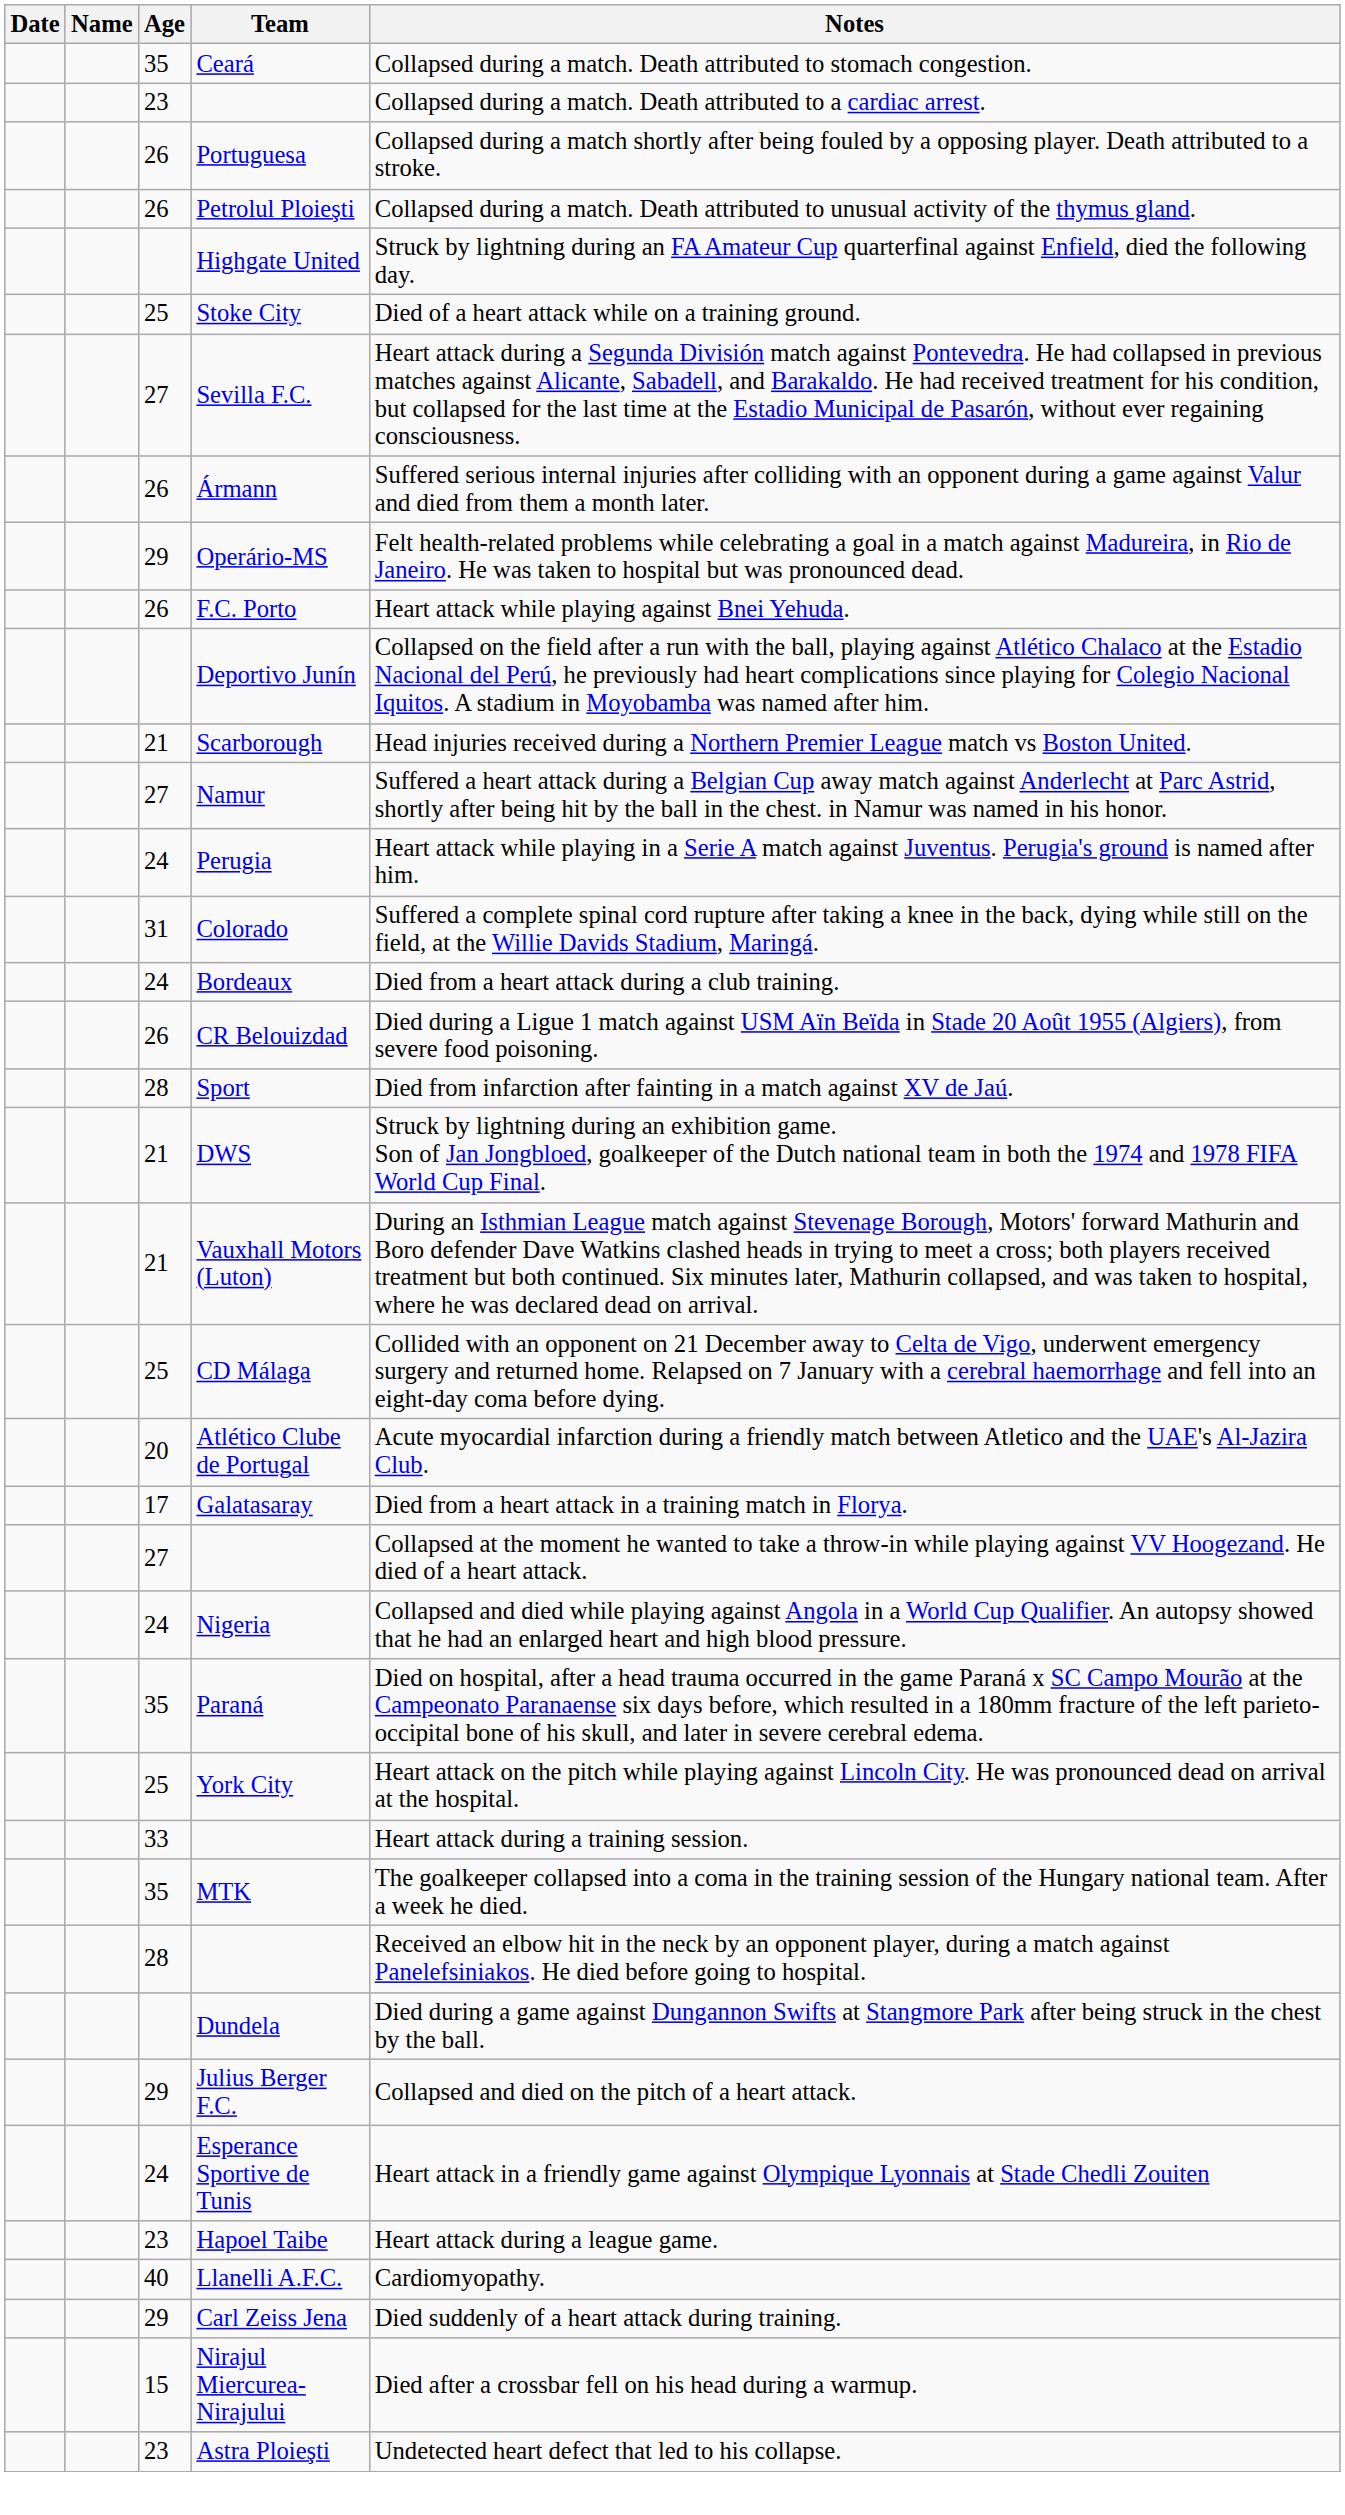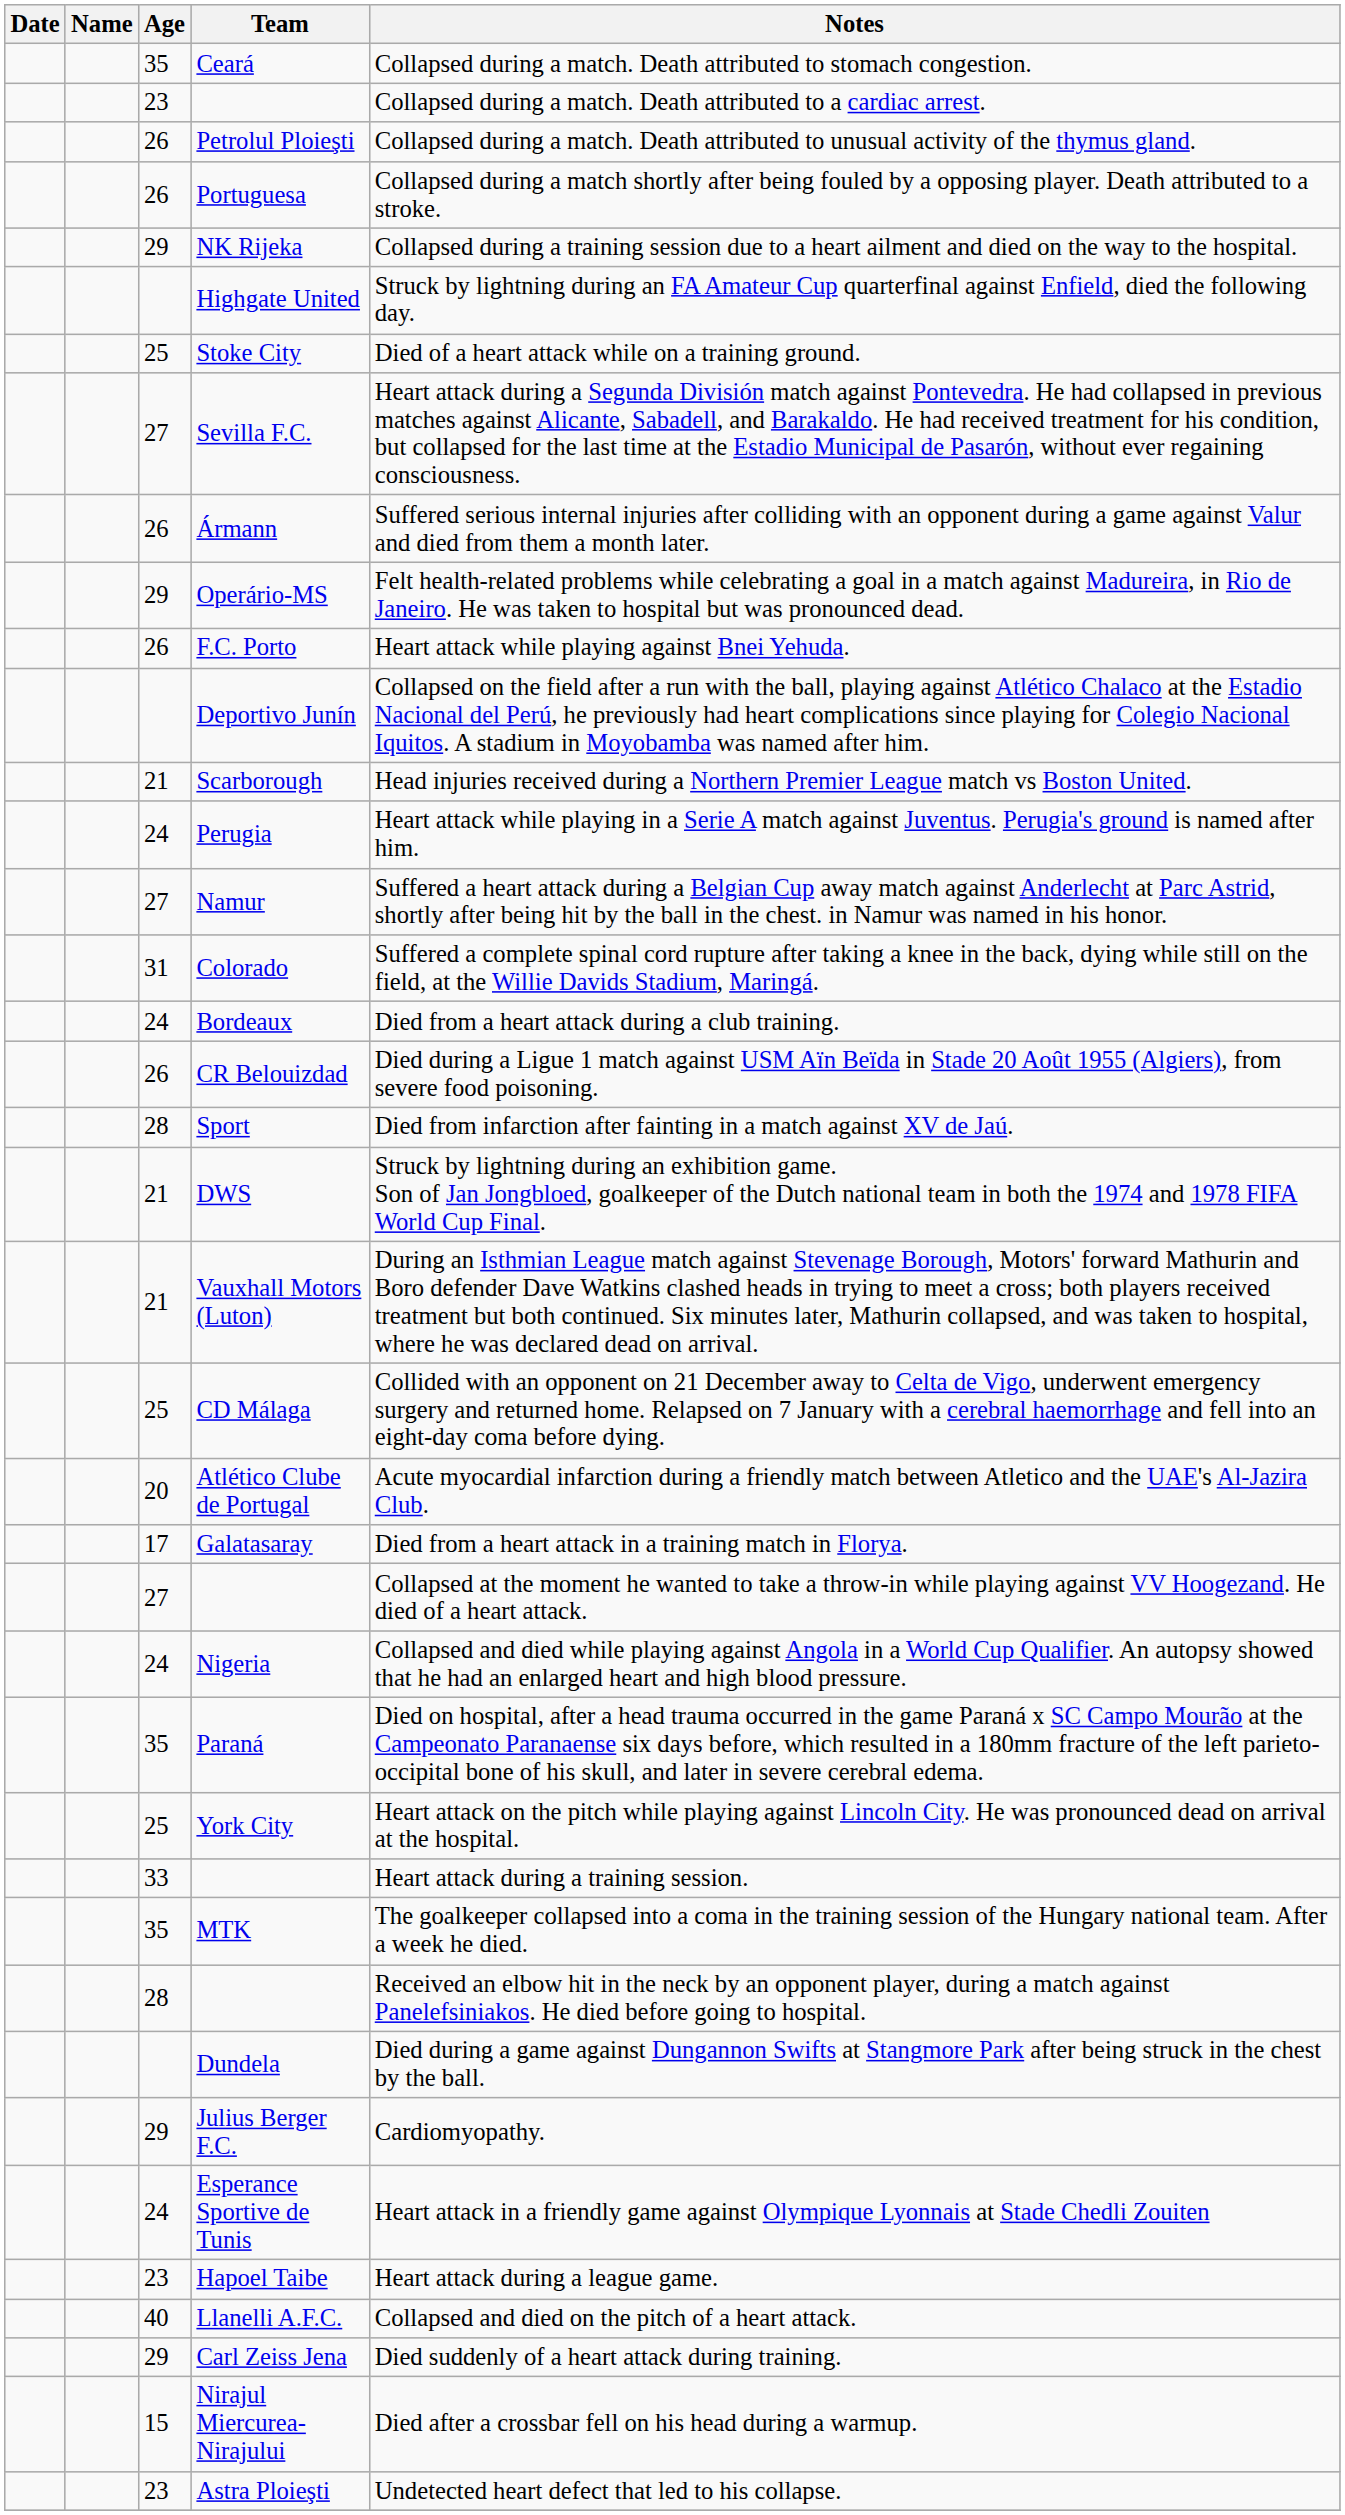rows swapped: (156, 155) <-> (156, 208)
+ row: (156, 247)
rows swapped: (156, 795) <-> (156, 862)
(616, 2092) Collapsed and died on the pitch of a heart attack. -> (460, 2131) Cardiomyopathy.
(460, 2278) Cardiomyopathy. -> (616, 2317) Collapsed and died on the pitch of a heart attack.
